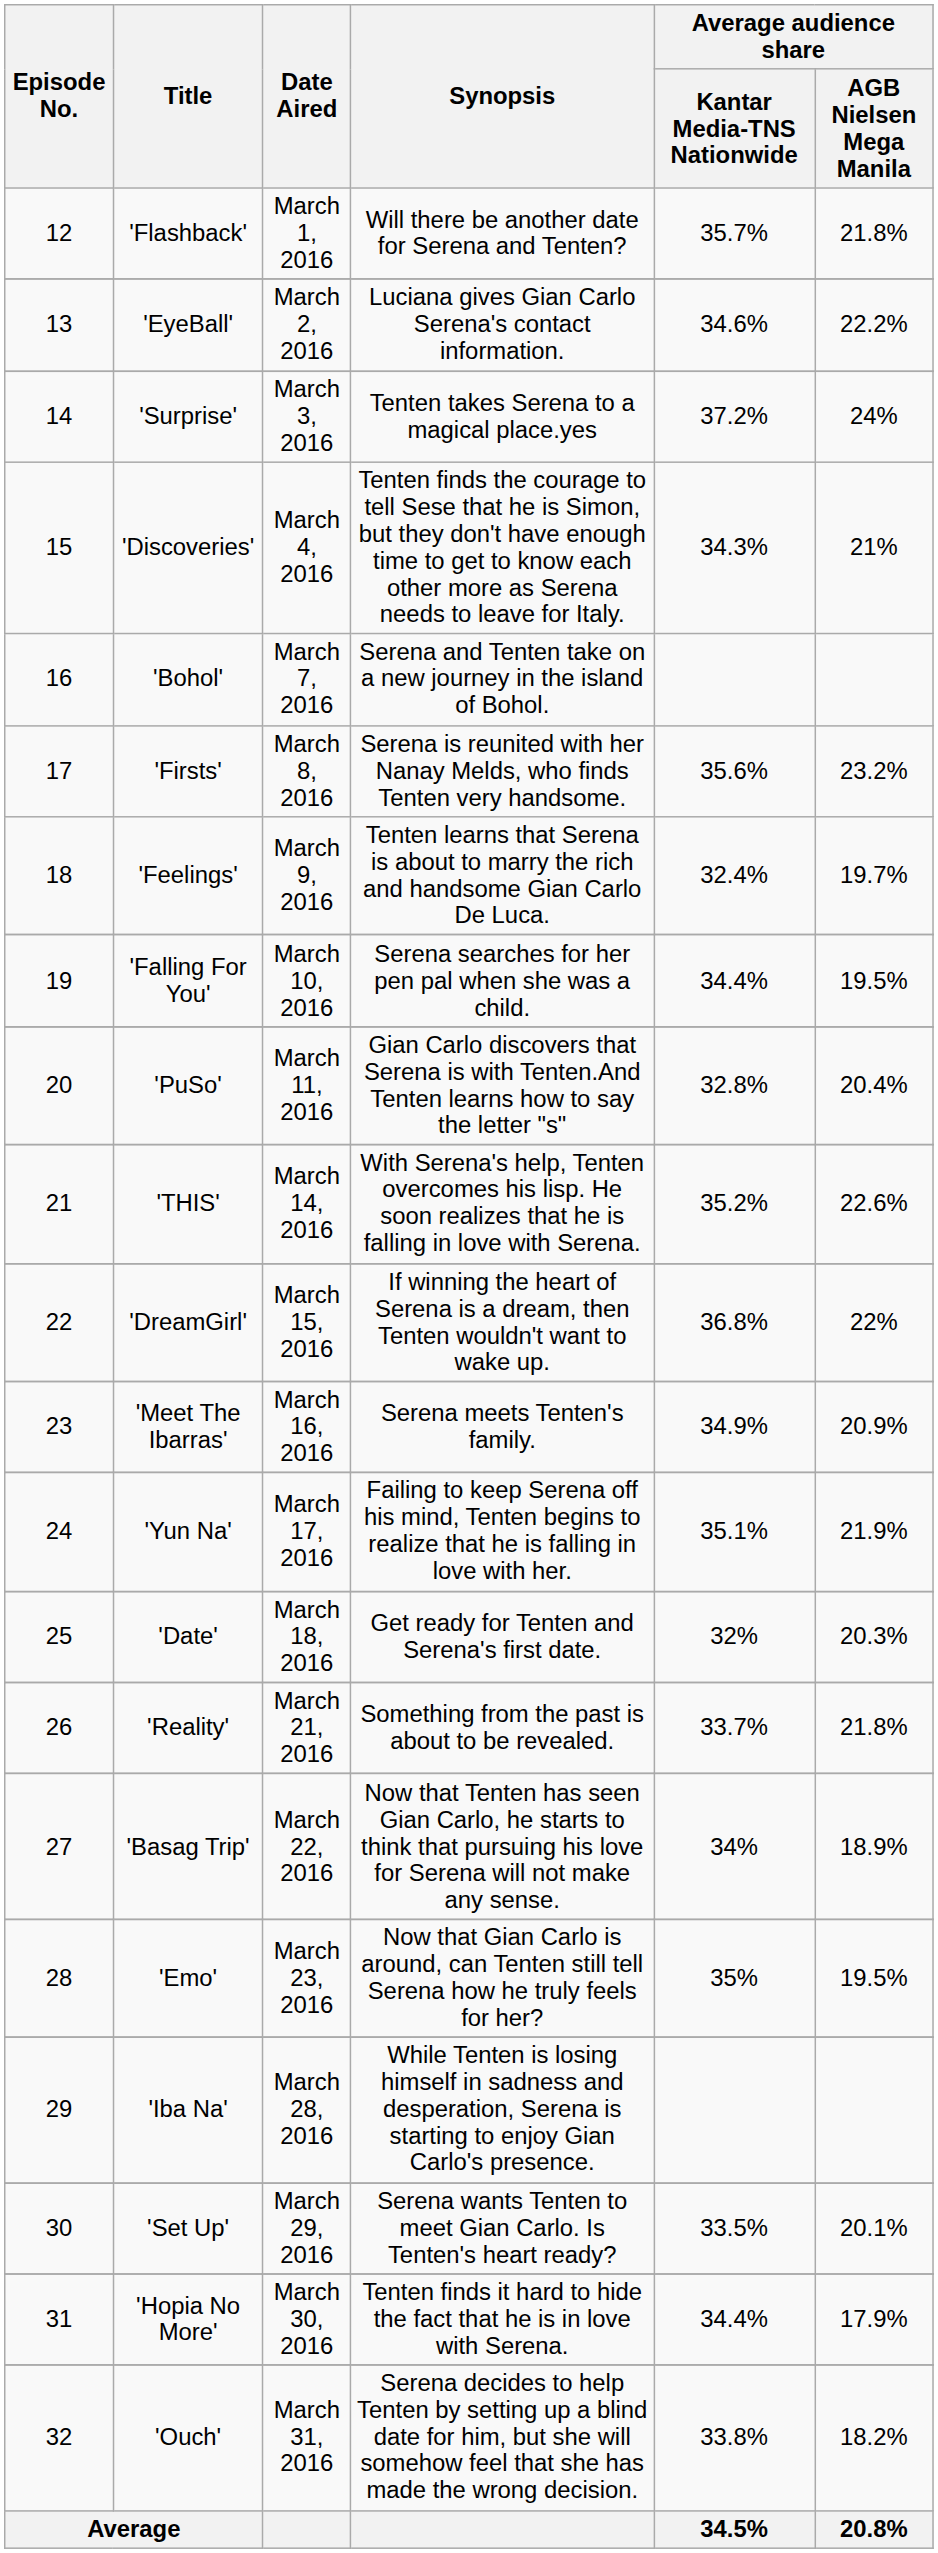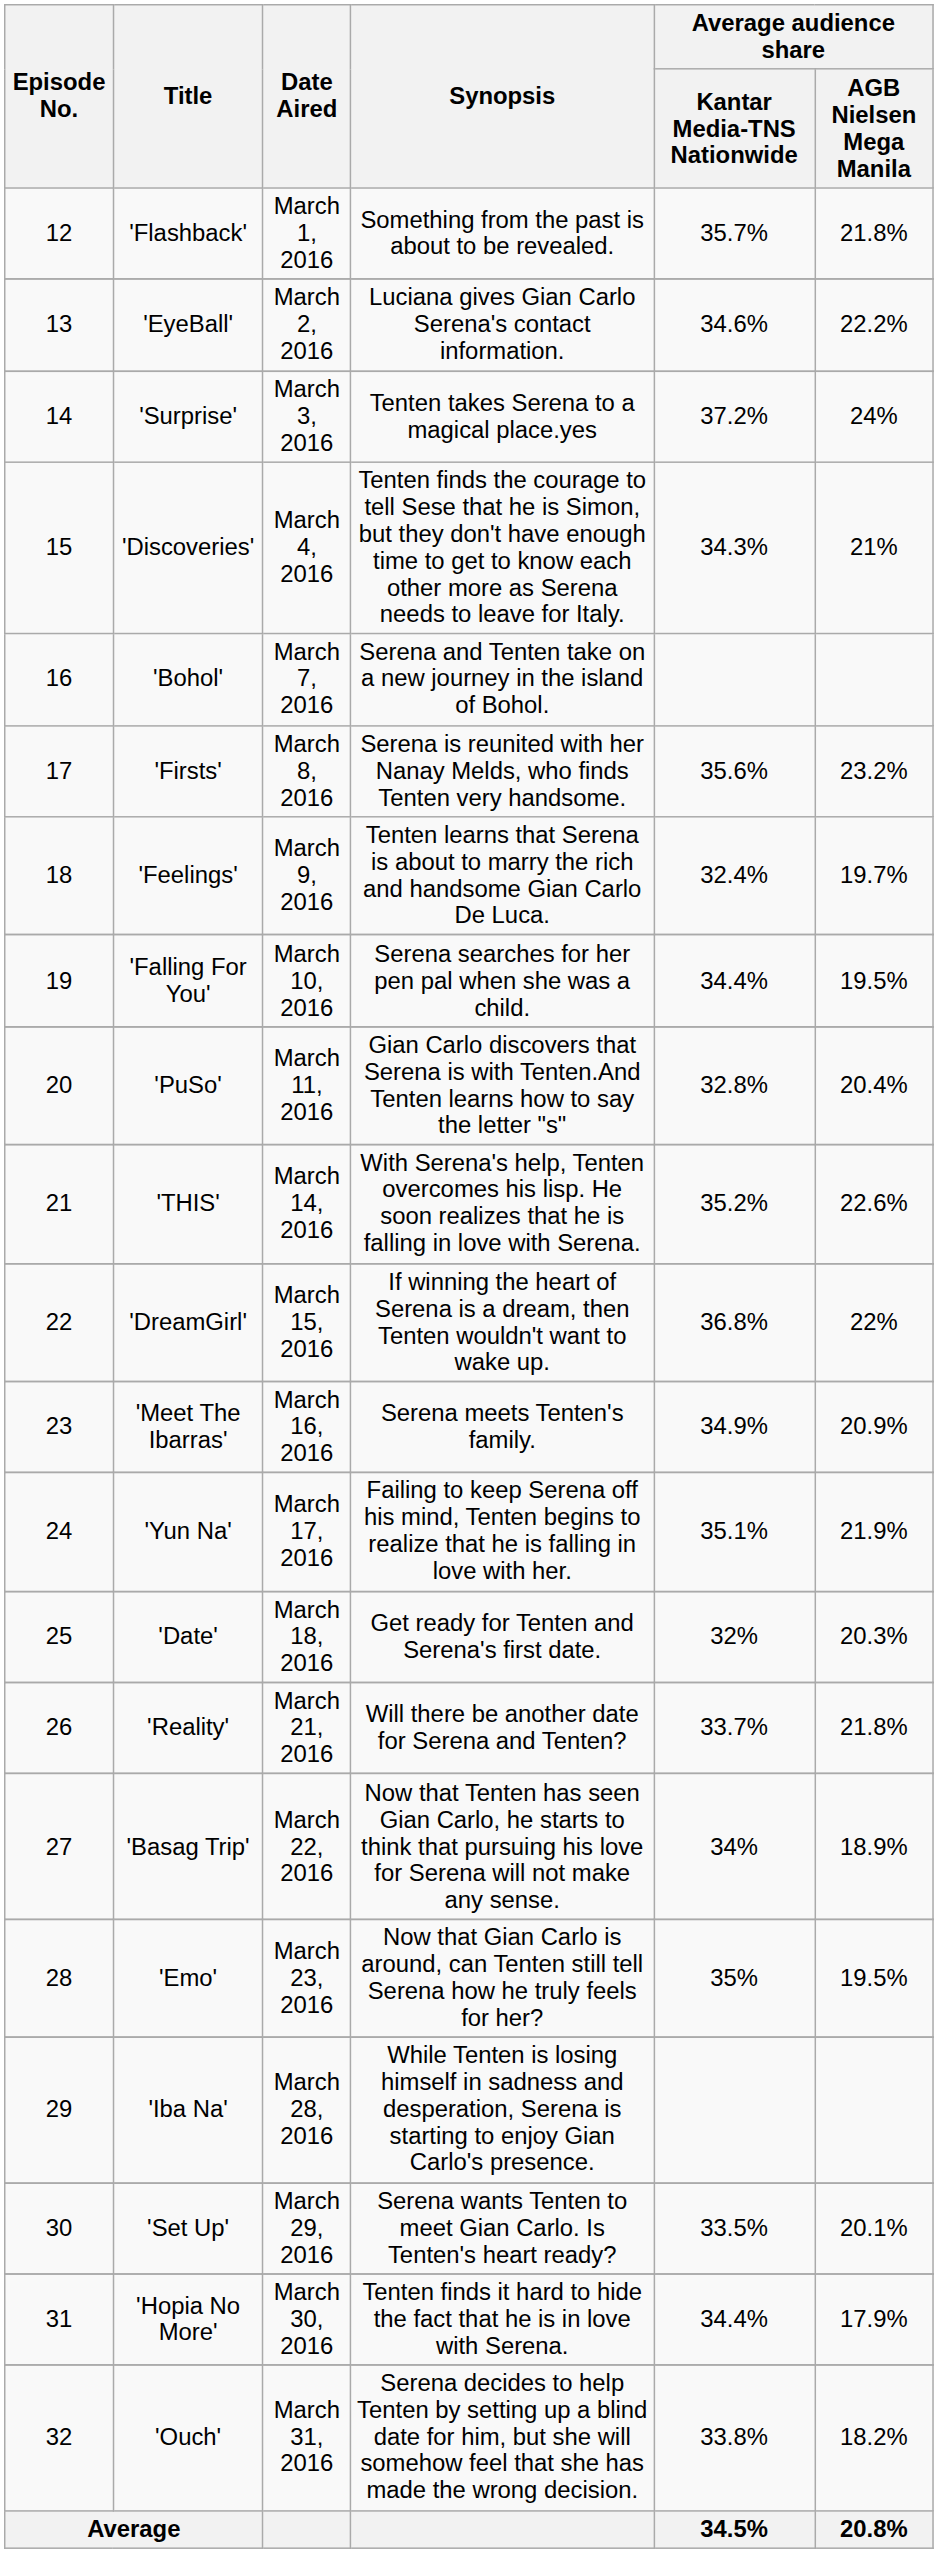(502, 233) Will there be another date for Serena and Tenten? -> (502, 233) Something from the past is about to be revealed.
(502, 1727) Something from the past is about to be revealed. -> (502, 1727) Will there be another date for Serena and Tenten?
